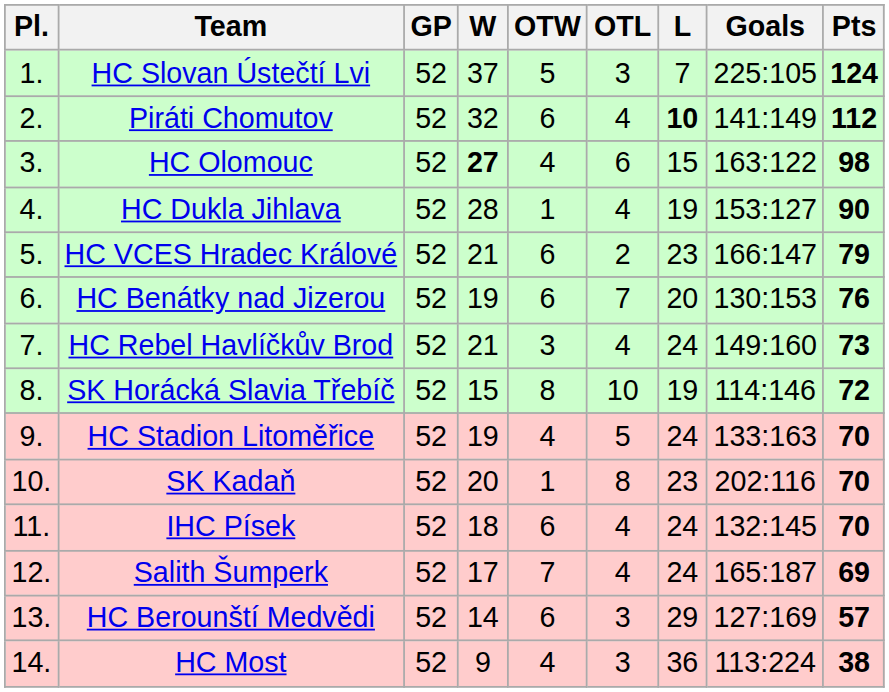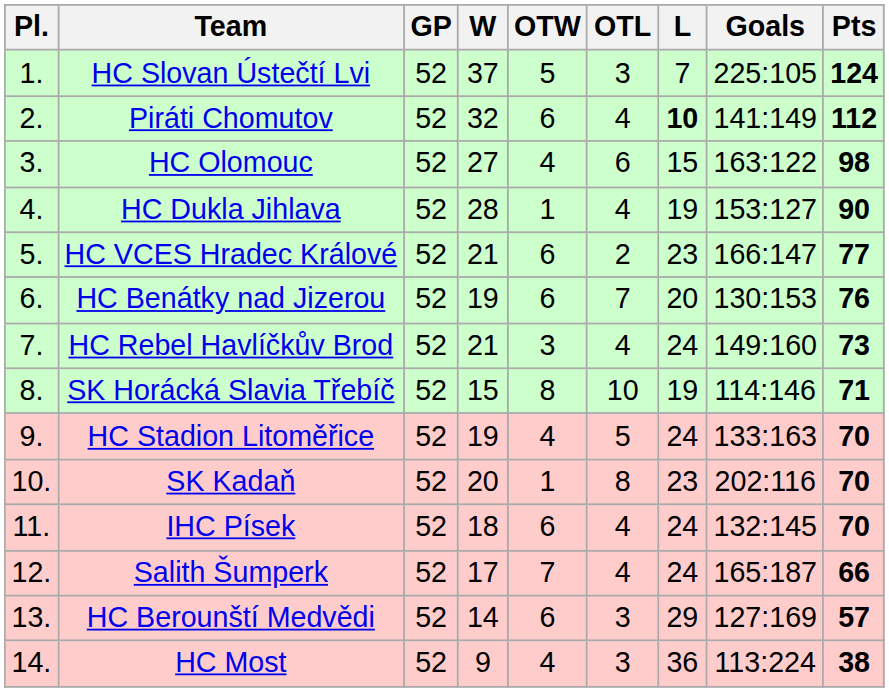(483, 163) bold -> (483, 163) normal
(854, 254) 79 -> (854, 254) 77
(854, 390) 72 -> (854, 390) 71
(854, 572) 69 -> (854, 572) 66
